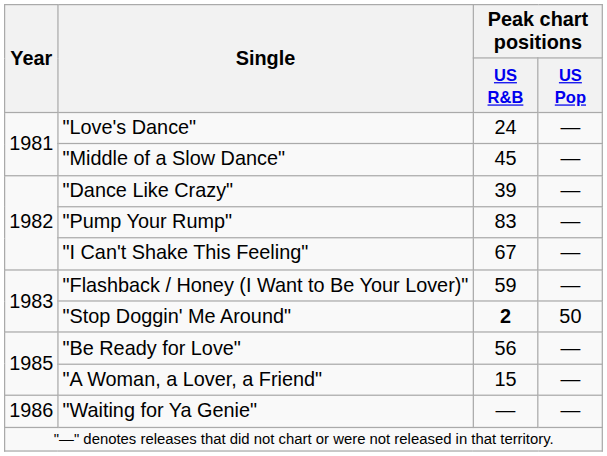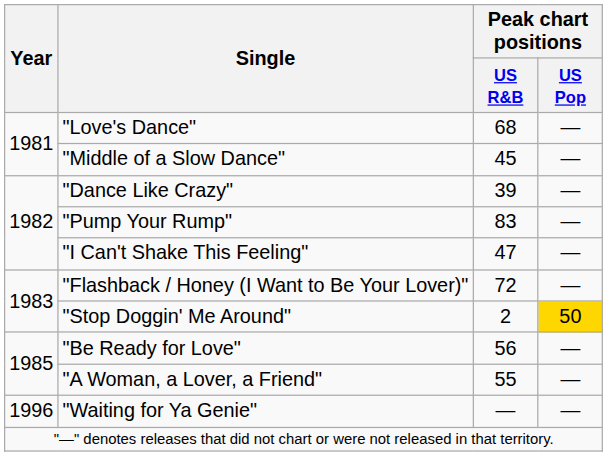(505, 127) 24 -> (505, 127) 68
(505, 253) 67 -> (505, 253) 47
(505, 285) 59 -> (505, 285) 72
(505, 316) bold -> (505, 316) normal
(570, 316) no background -> (570, 316) gold background
(505, 379) 15 -> (505, 379) 55
(31, 410) 1986 -> (31, 410) 1996
